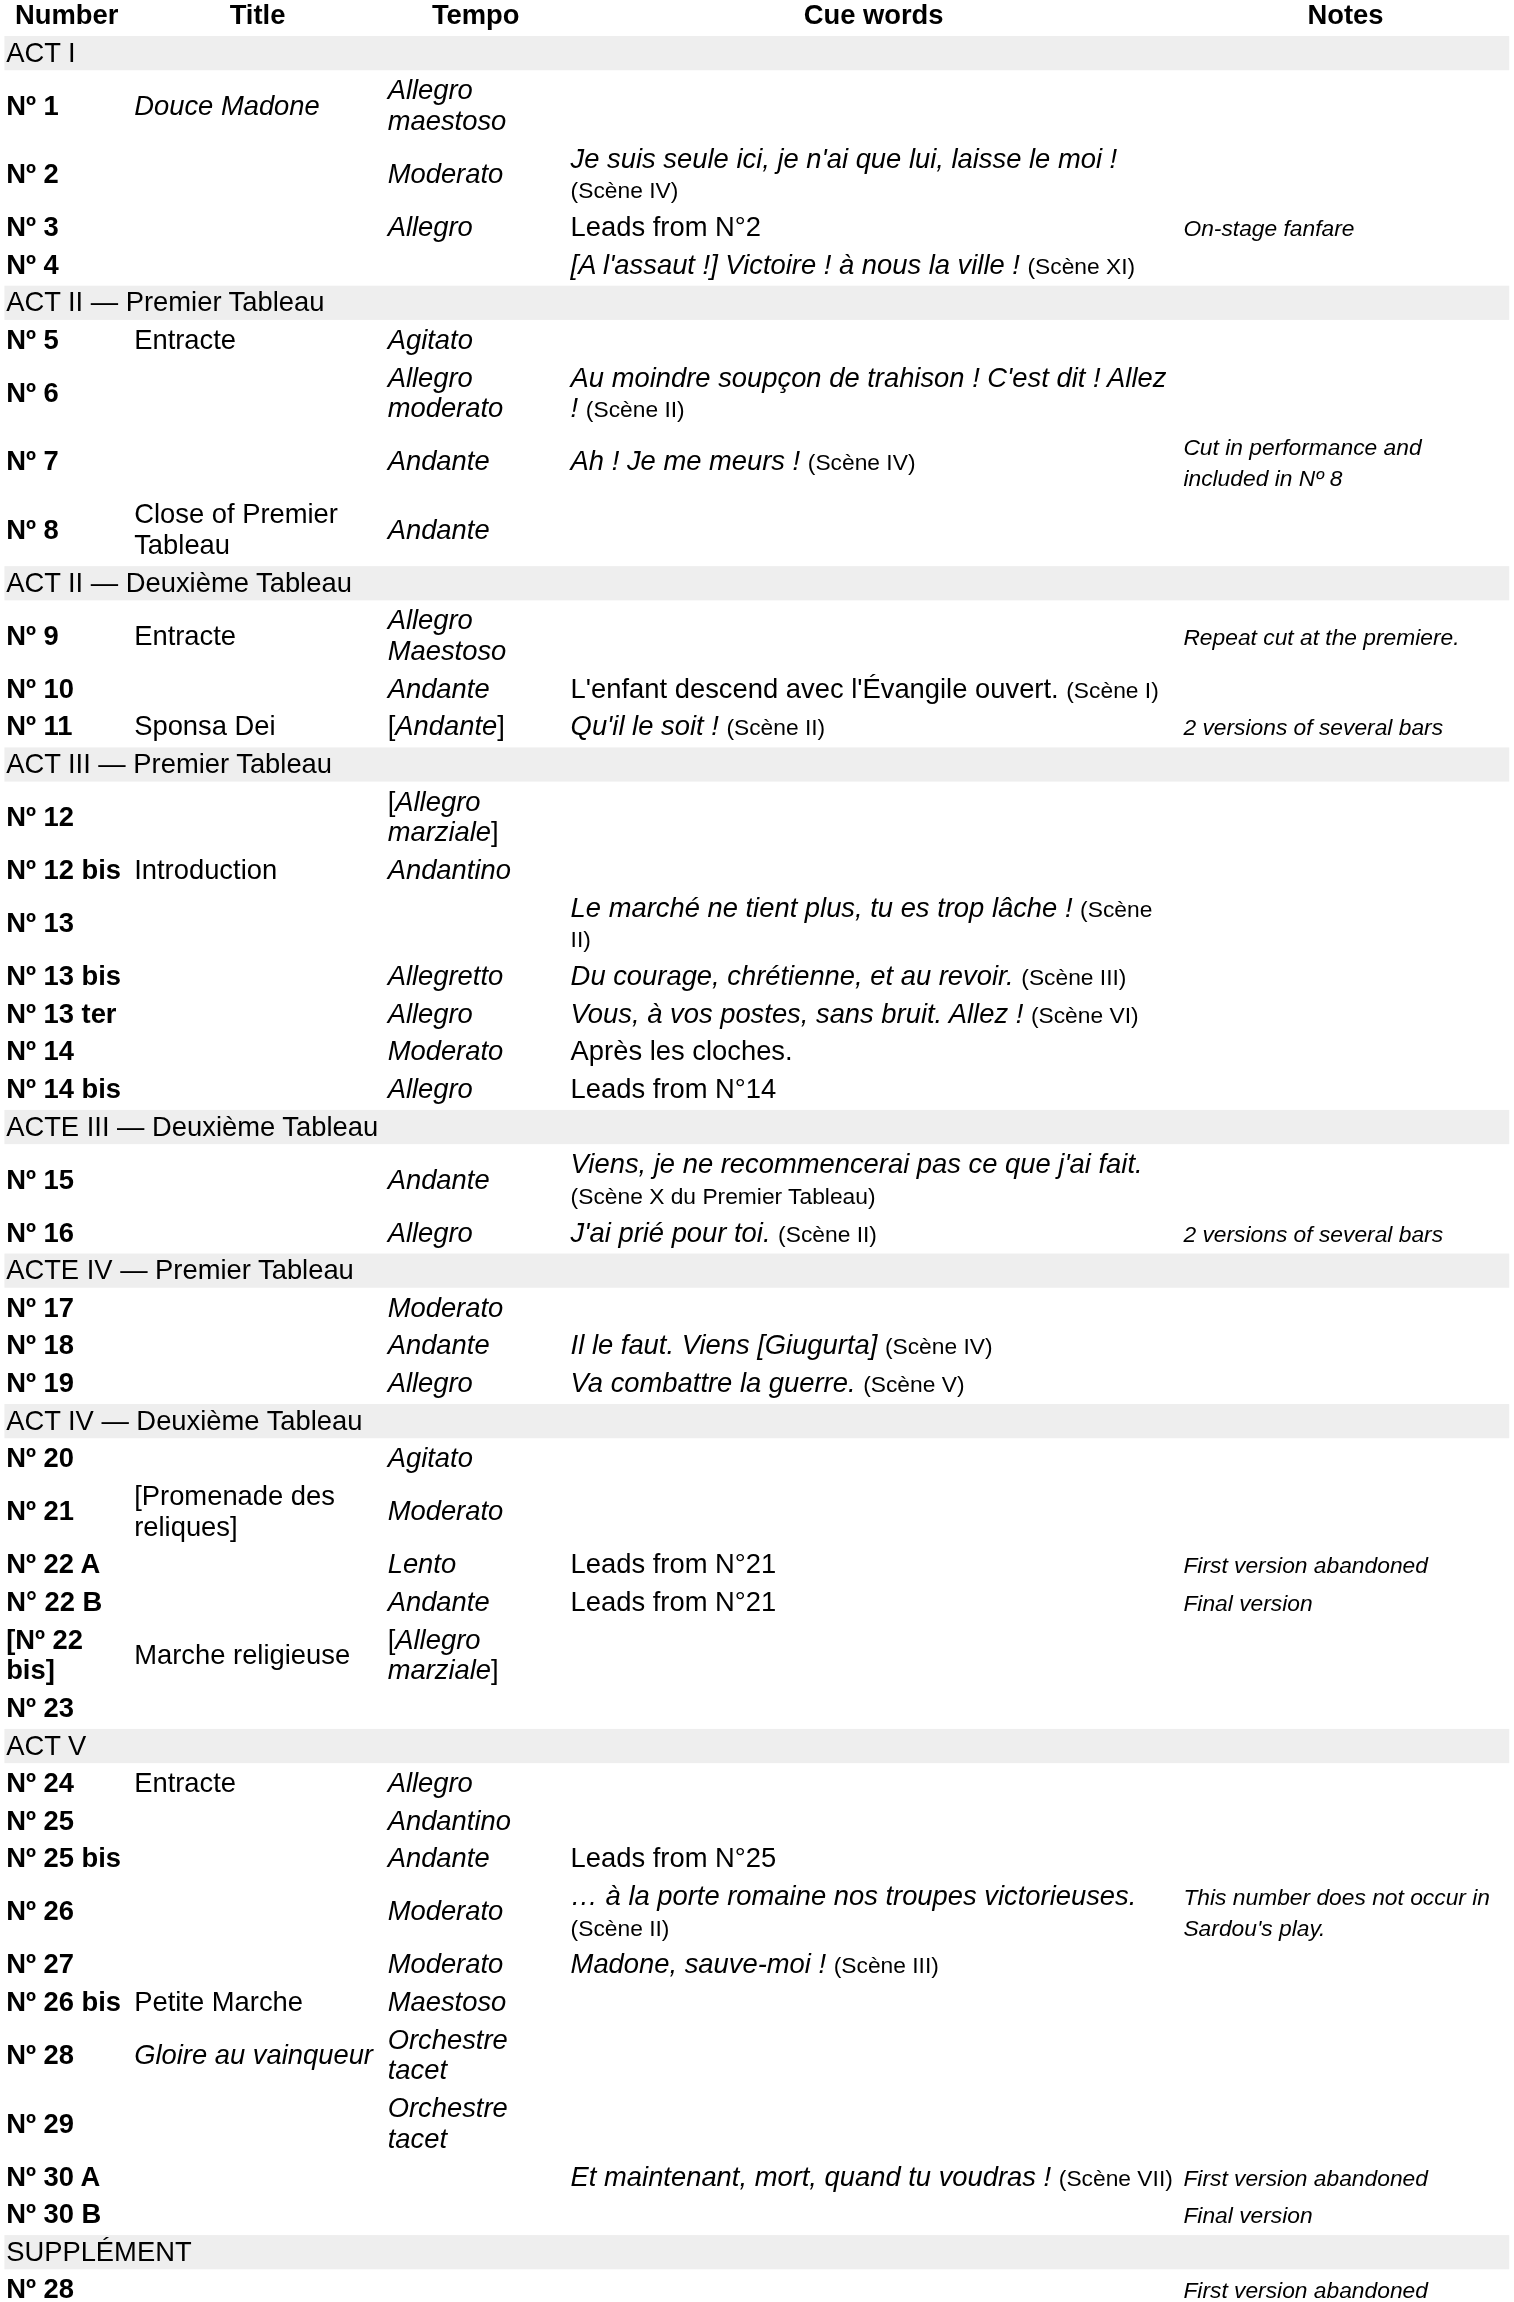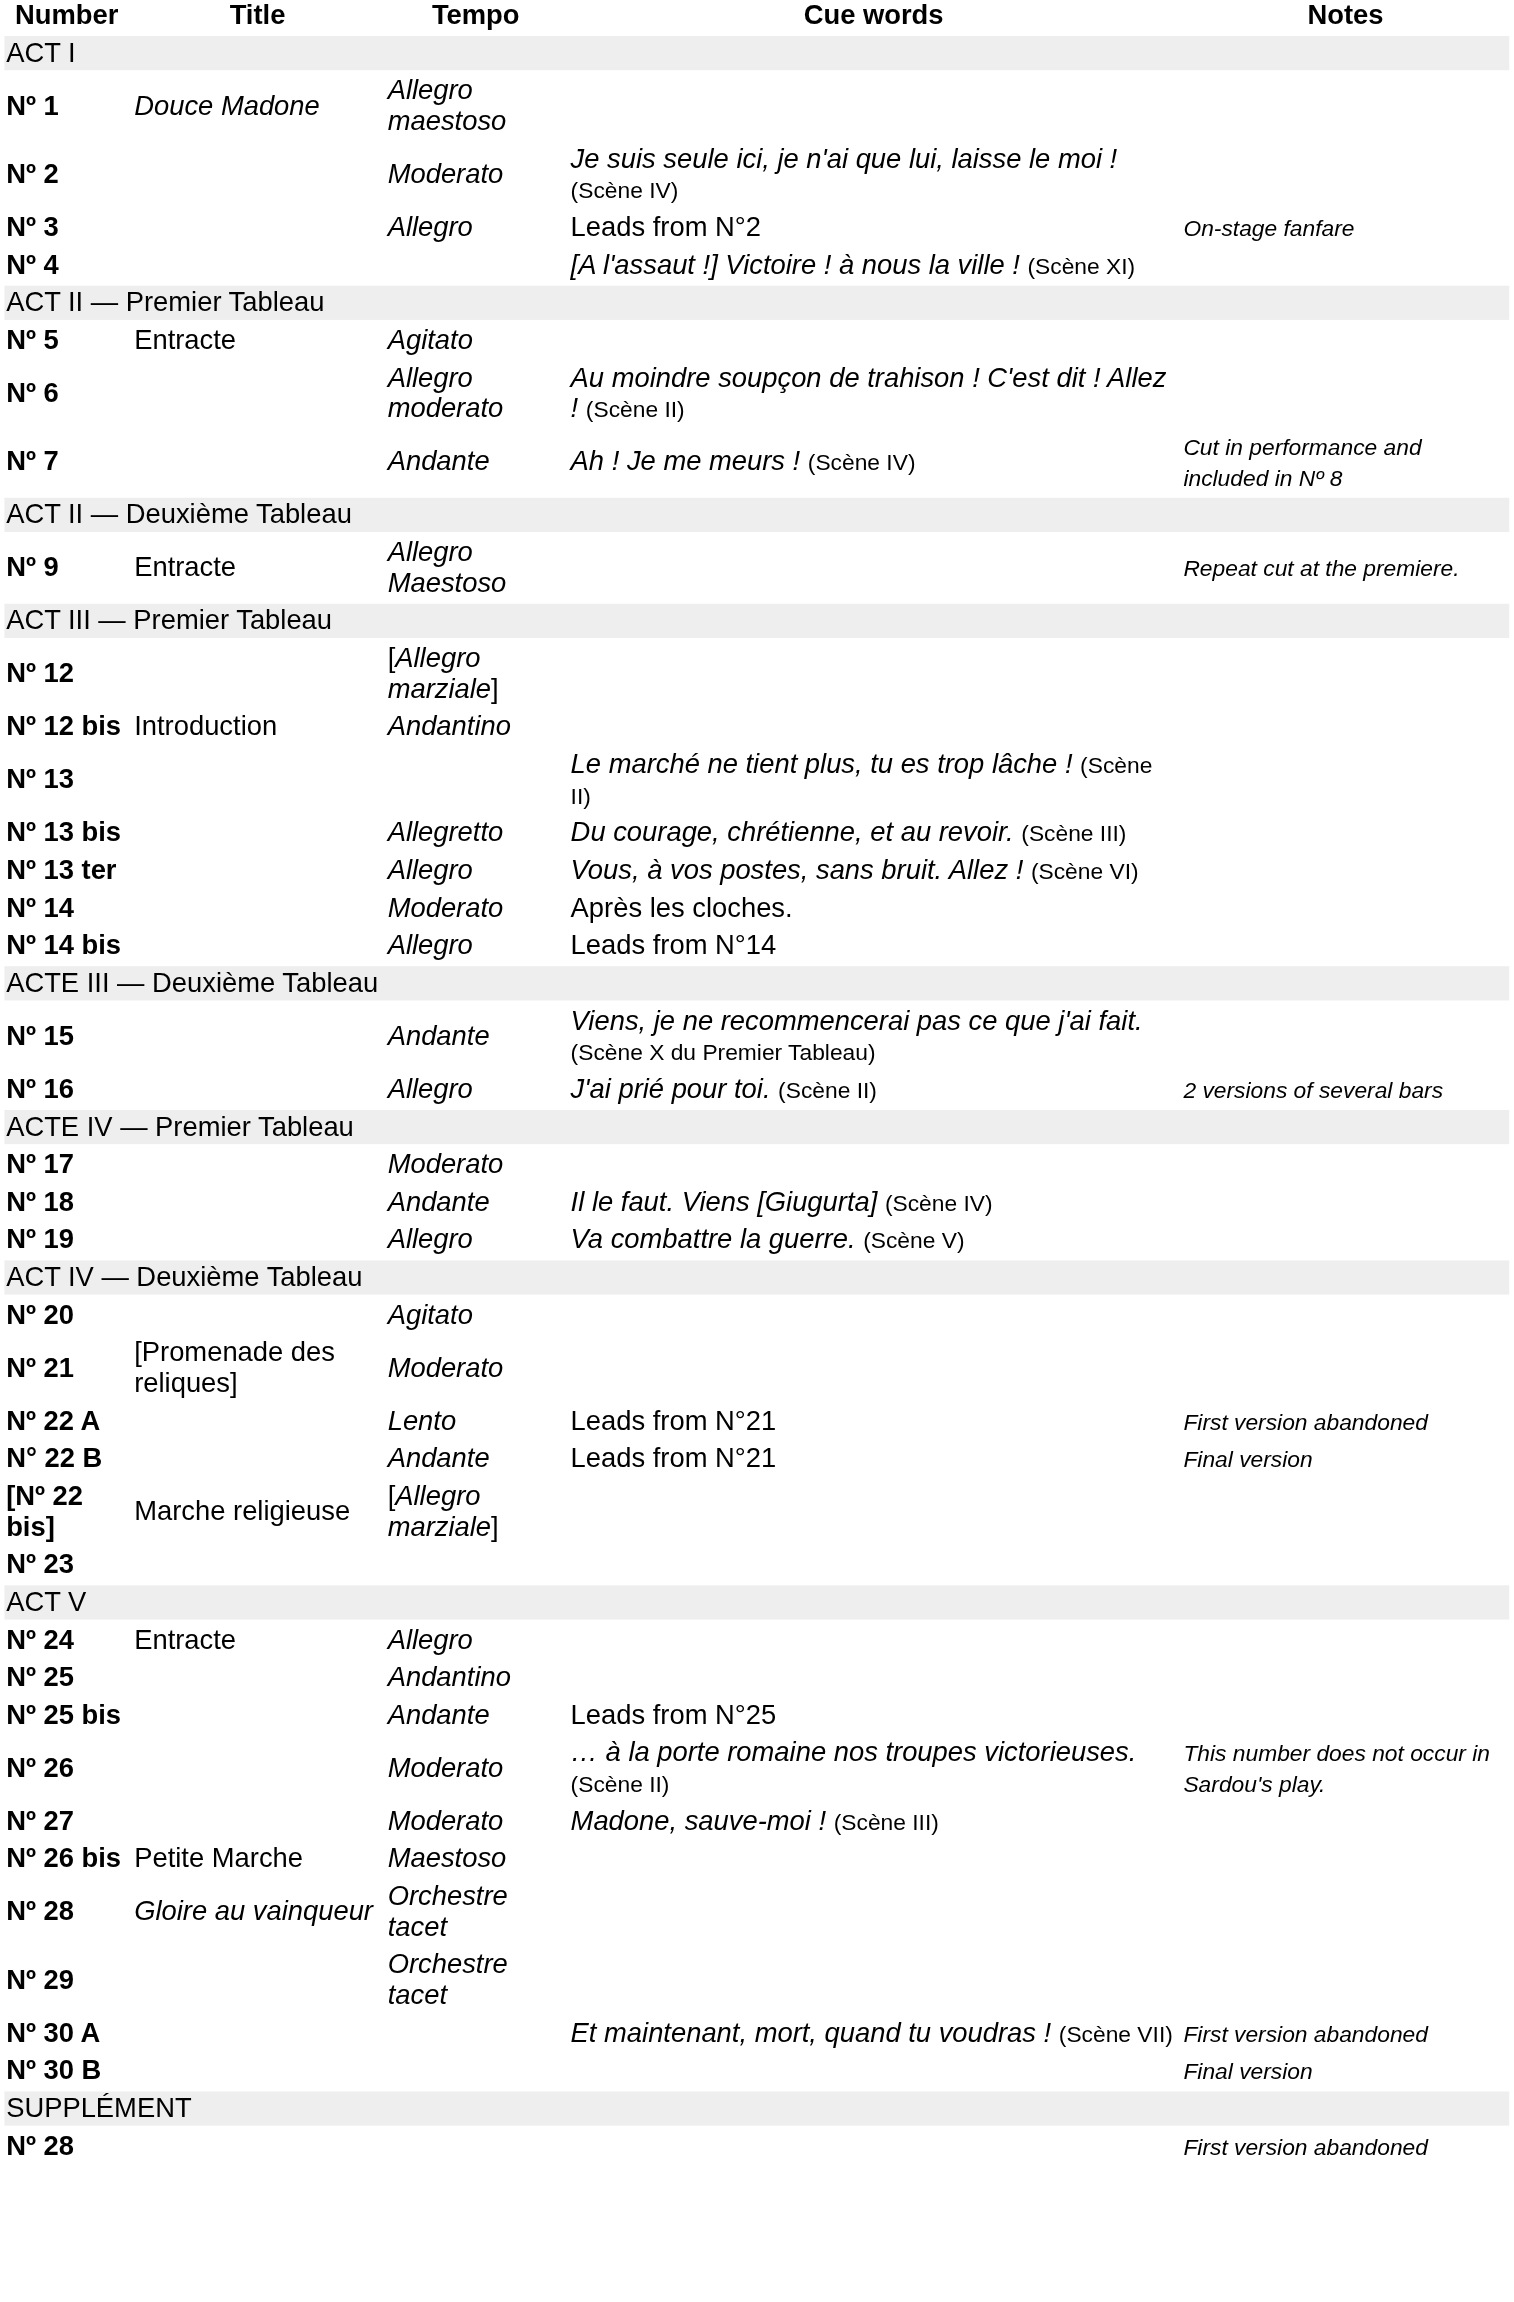- row: (32, 529)
- row: (40, 688)
- row: (39, 726)
